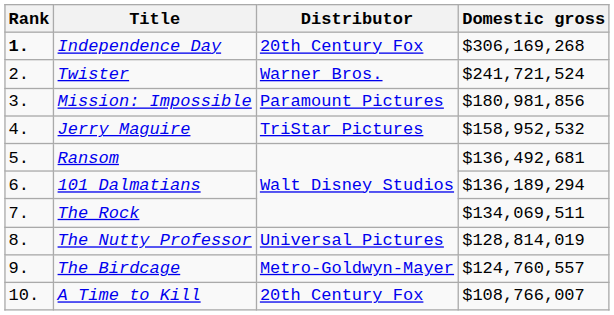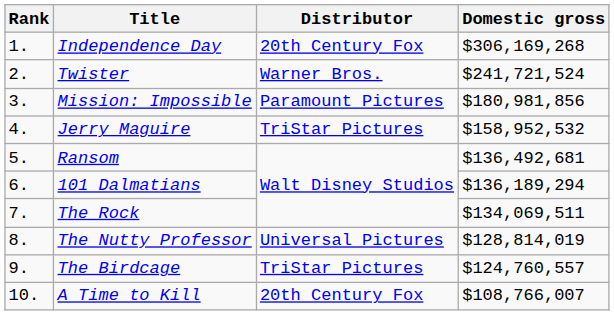(19, 46) bold -> (19, 46) normal
(357, 268) Metro-Goldwyn-Mayer -> (342, 268) TriStar Pictures
